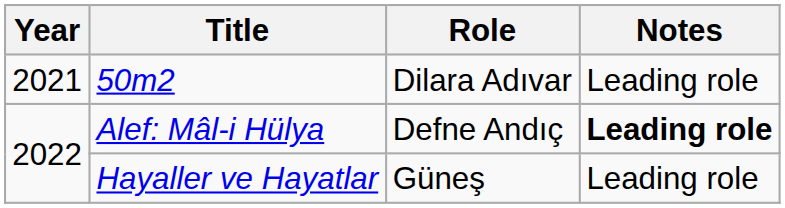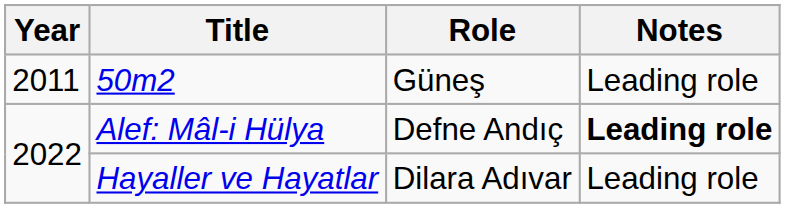(47, 80) 2021 -> (46, 80) 2011
(482, 80) Dilara Adıvar -> (439, 80) Güneş
(439, 179) Güneş -> (482, 179) Dilara Adıvar
